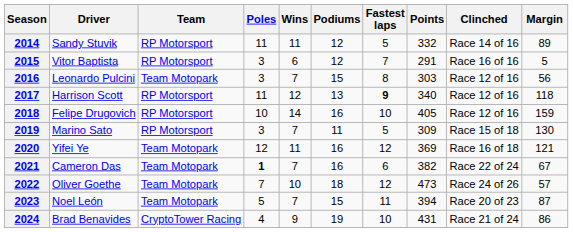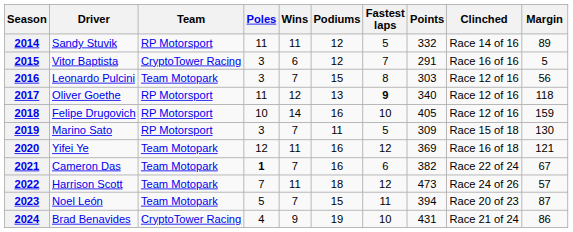(177, 60) RP Motorsport -> (191, 60) CryptoTower Racing
(87, 95) Harrison Scott -> (86, 95) Oliver Goethe
(86, 183) Oliver Goethe -> (87, 183) Harrison Scott
(295, 183) 10 -> (295, 183) 11
